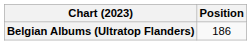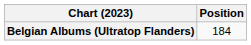(222, 31) 186 -> (222, 31) 184
